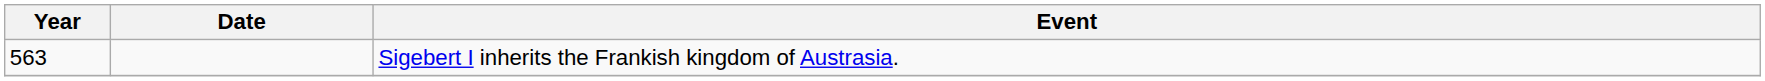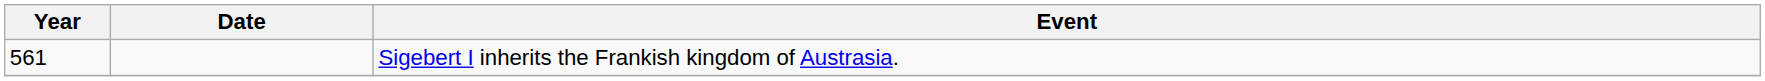(28, 57) 563 -> (28, 57) 561
